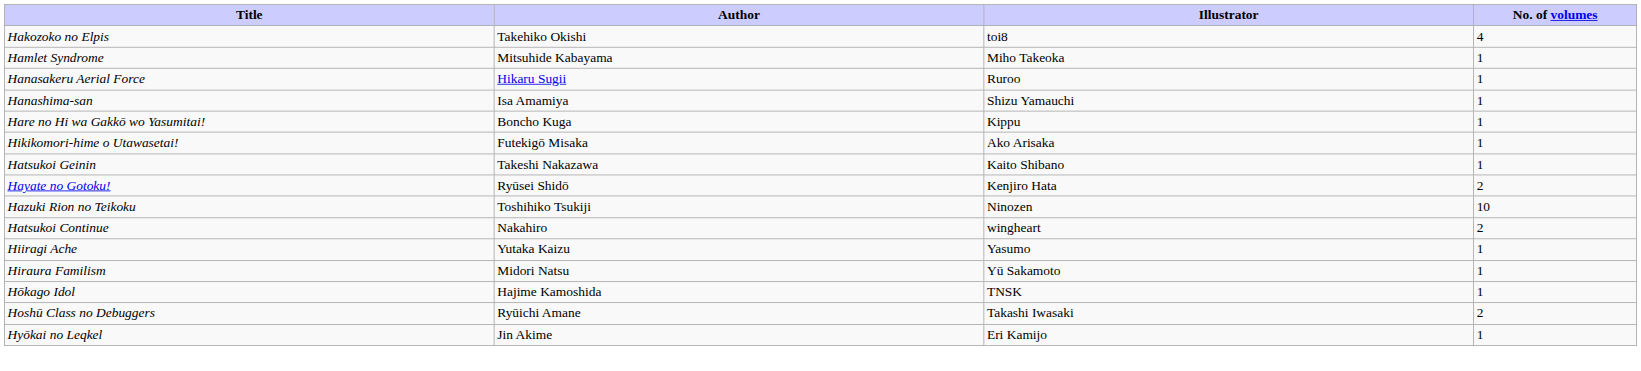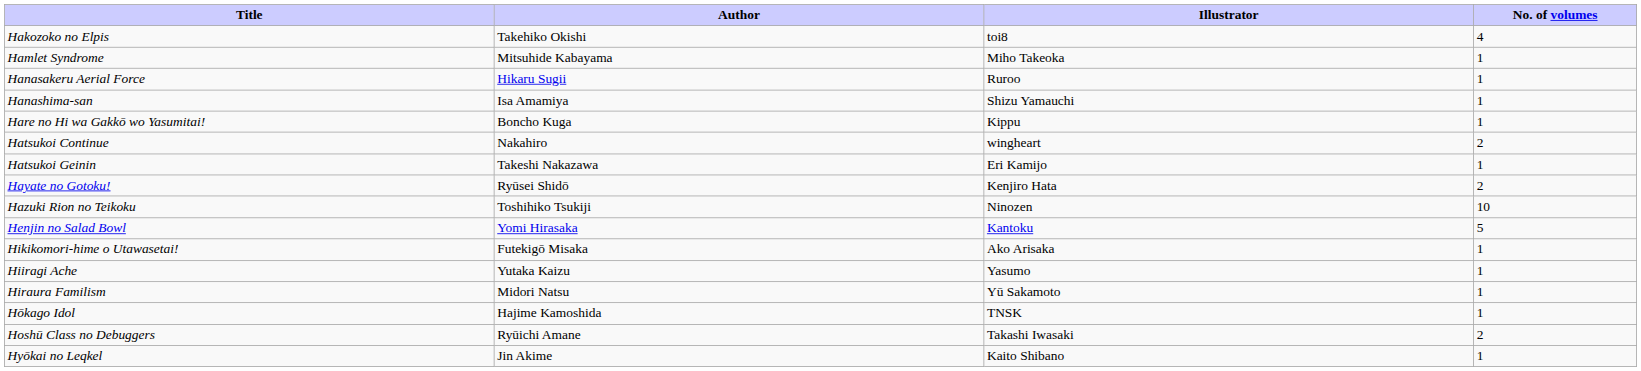rows swapped: (58, 228) <-> (93, 143)
(1026, 164) Kaito Shibano -> (1017, 164) Eri Kamijo
+ row: (67, 228)
(1017, 334) Eri Kamijo -> (1026, 356) Kaito Shibano
